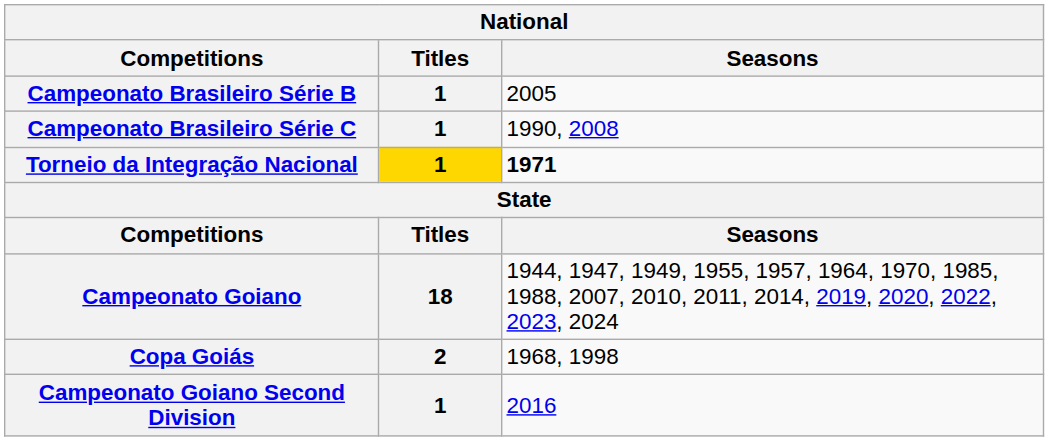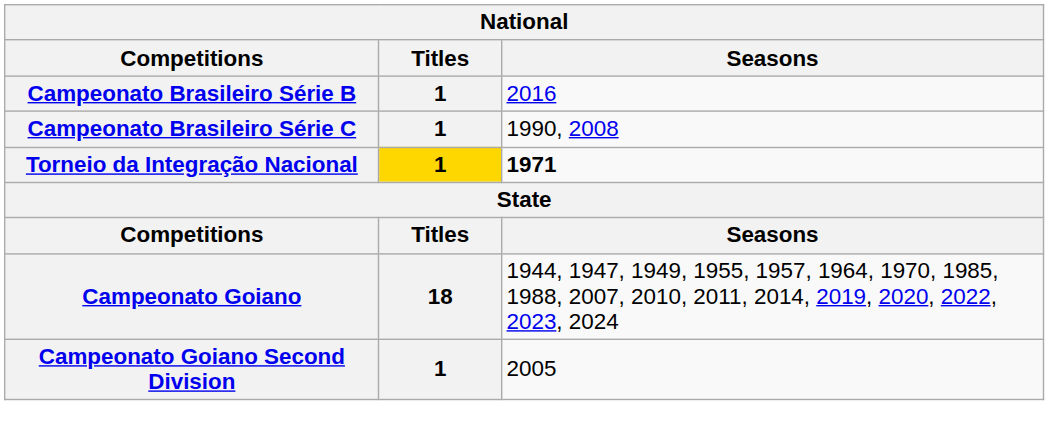(531, 93) 2005 -> (531, 93) 2016
- row: (192, 356)
(531, 404) 2016 -> (531, 369) 2005
